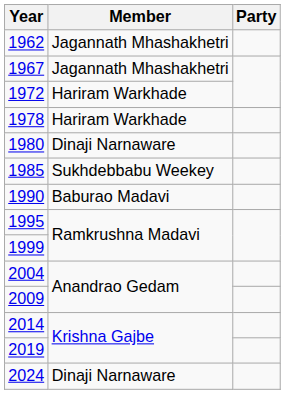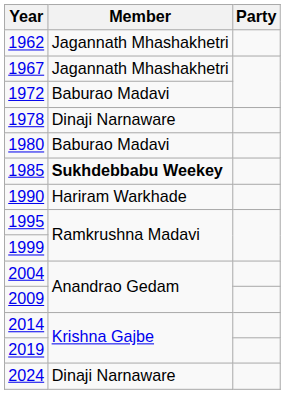(119, 94) Hariram Warkhade -> (110, 94) Baburao Madavi
(119, 119) Hariram Warkhade -> (114, 119) Dinaji Narnaware
(114, 145) Dinaji Narnaware -> (110, 145) Baburao Madavi
(133, 171) normal -> (137, 171) bold
(110, 196) Baburao Madavi -> (119, 196) Hariram Warkhade
